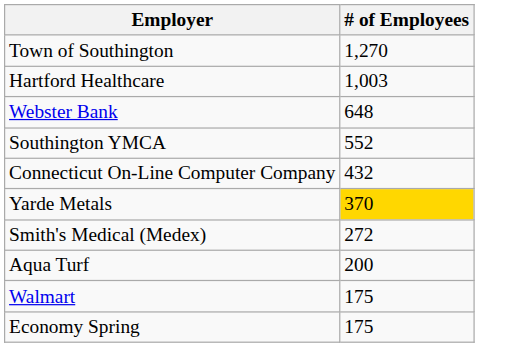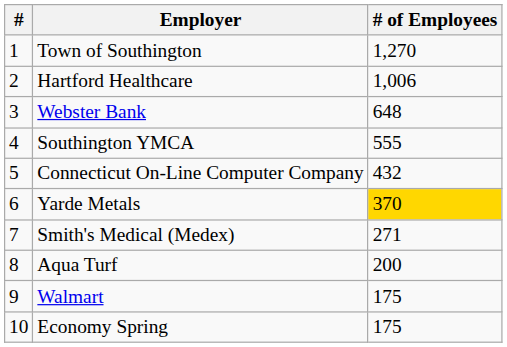+ column: (19, 19)
(366, 81) 1,003 -> (394, 81) 1,006
(359, 142) 552 -> (387, 142) 555
(359, 234) 272 -> (387, 234) 271
